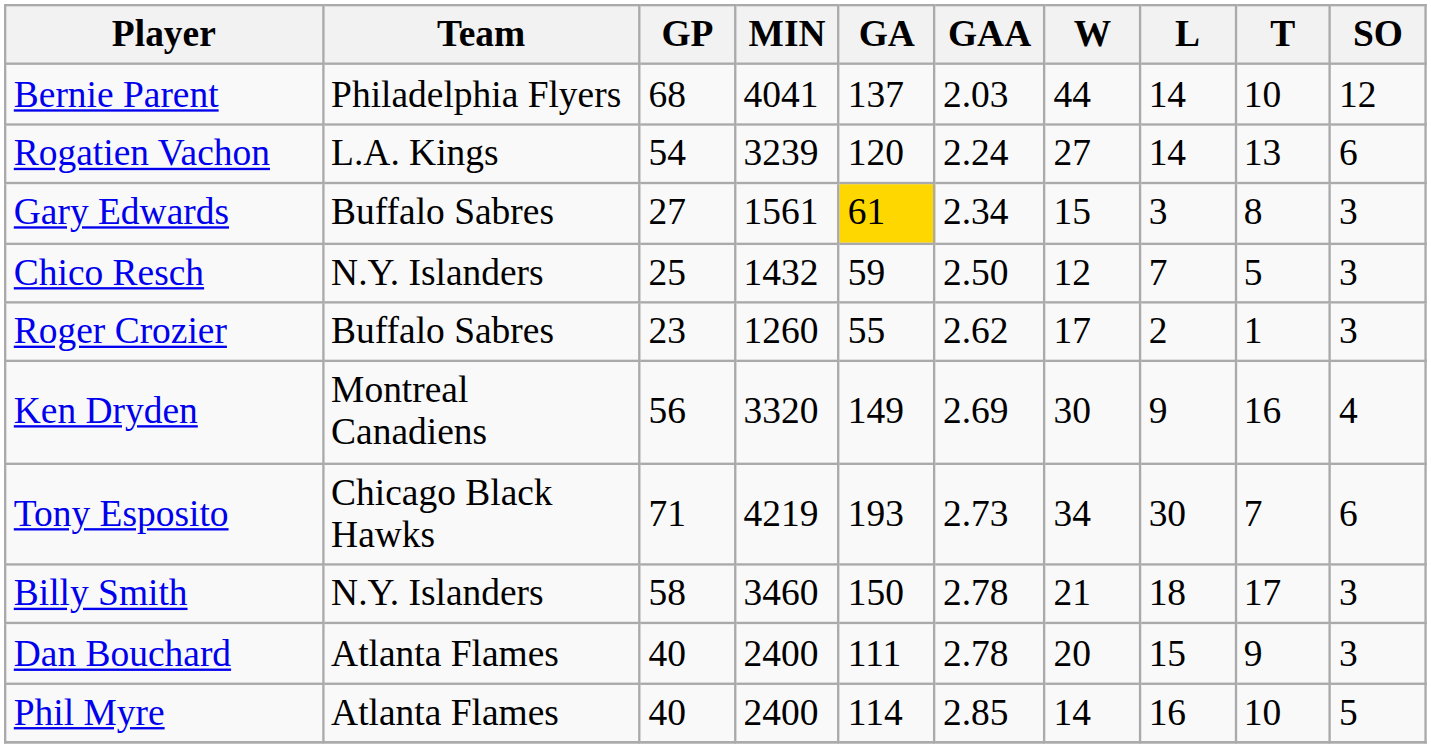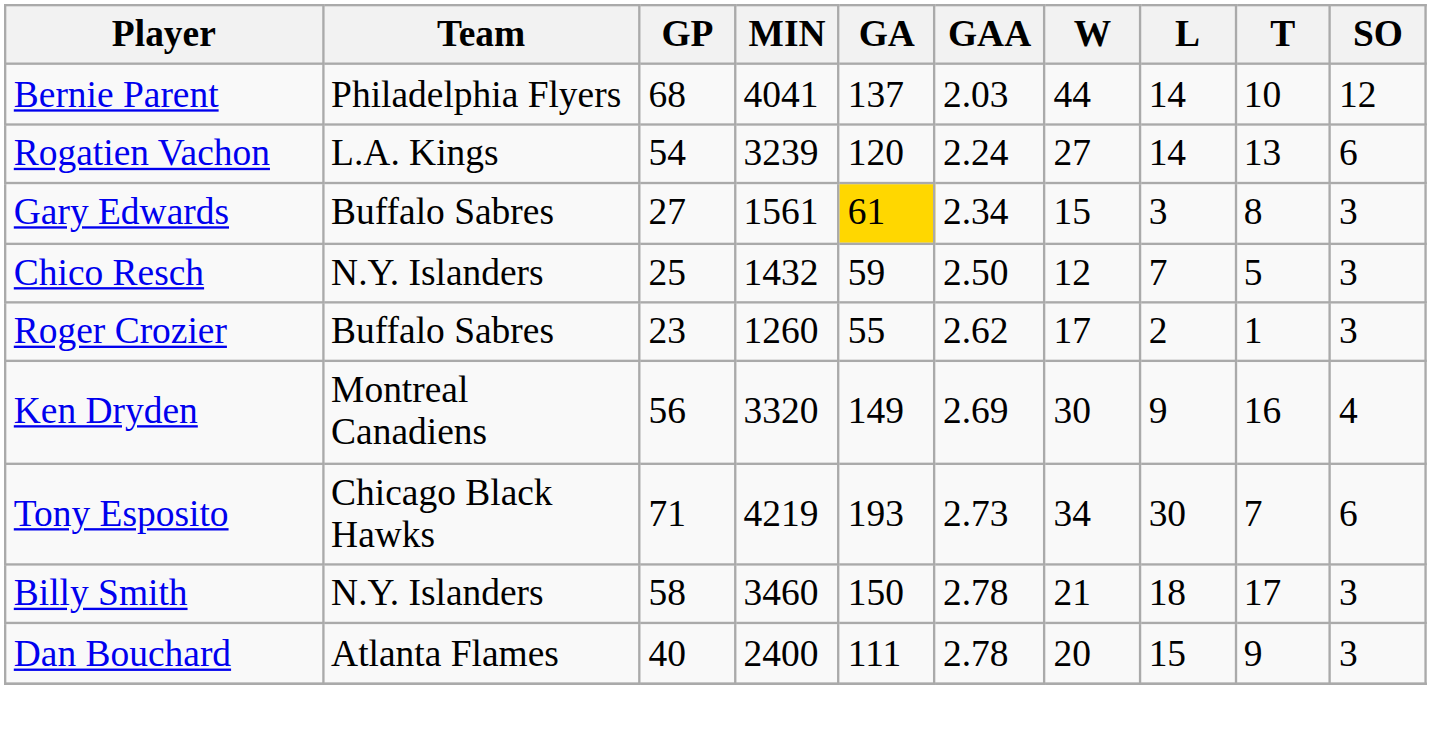- row: (89, 712)
